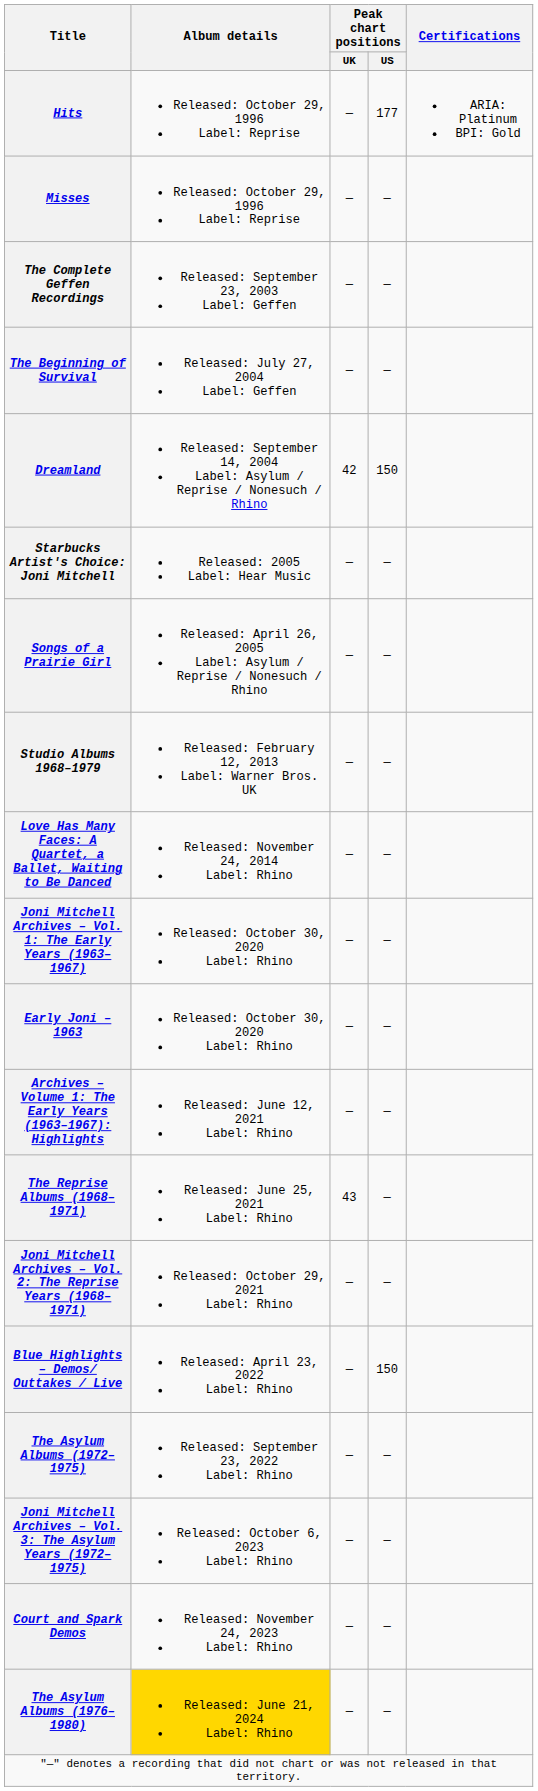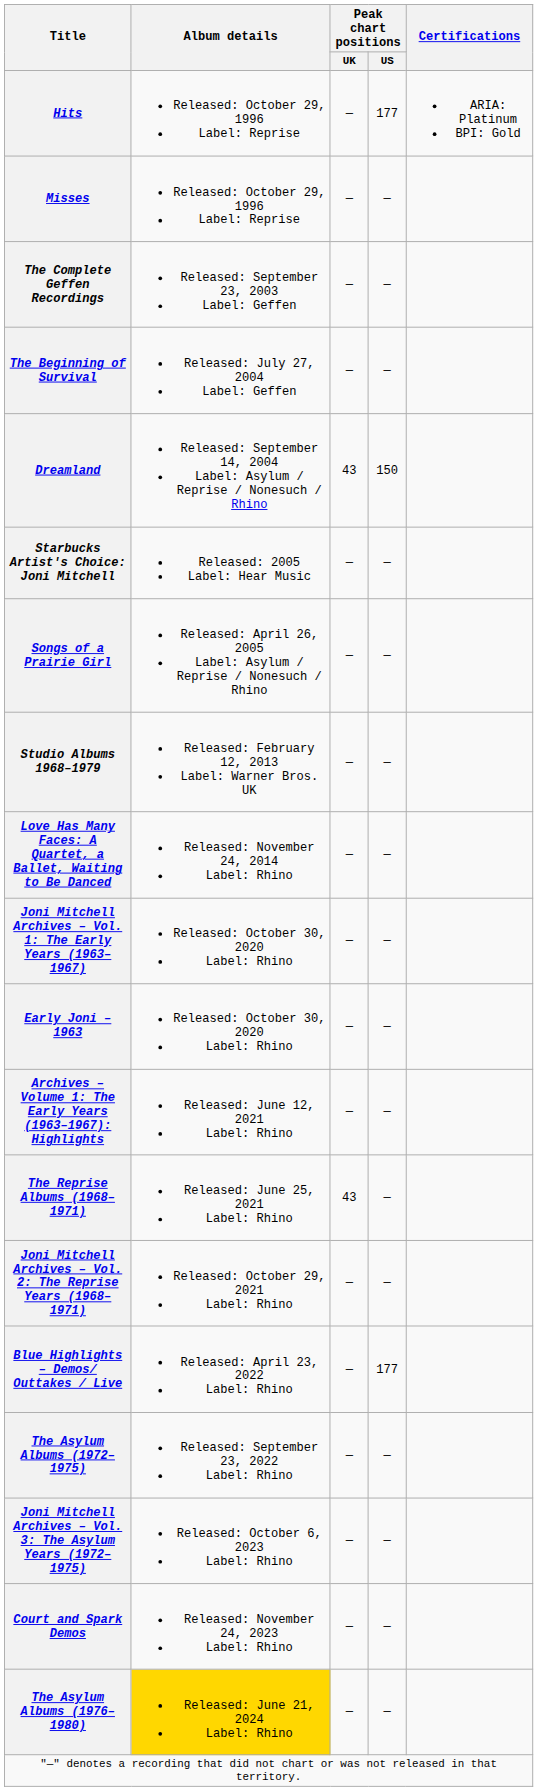(349, 470) 42 -> (349, 470) 43
(387, 1369) 150 -> (387, 1369) 177
